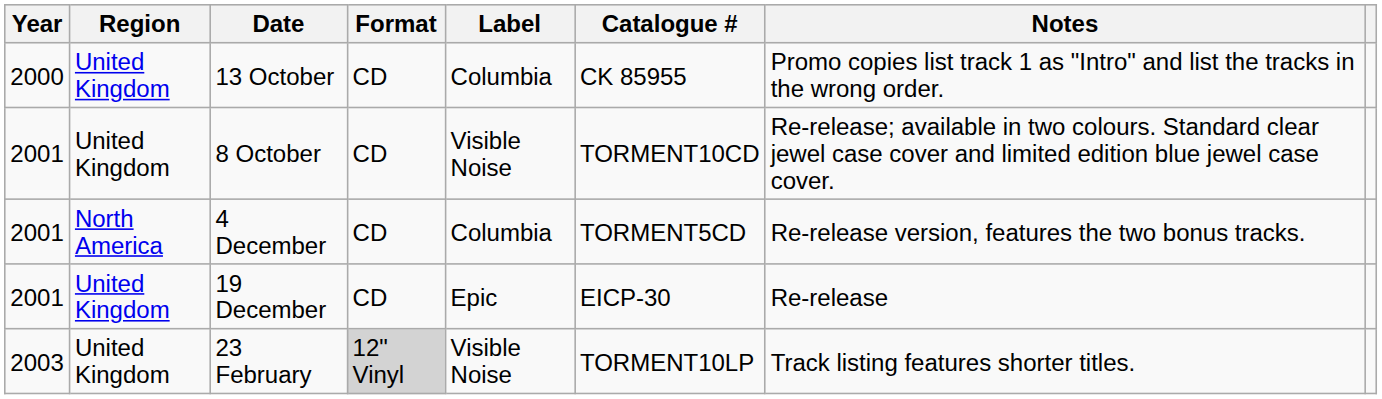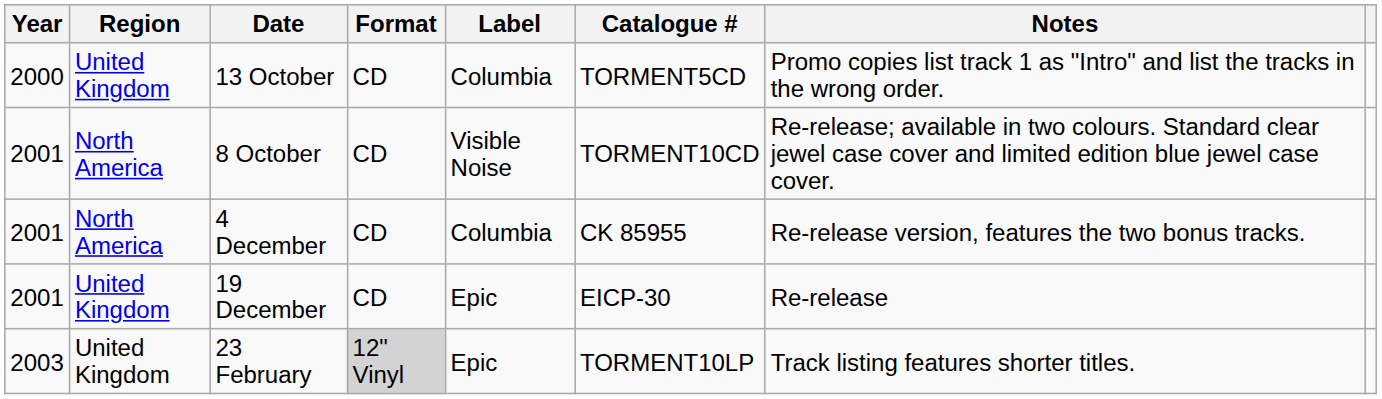(633, 75) CK 85955 -> (663, 75) TORMENT5CD
(122, 154) United Kingdom -> (119, 154) North America
(663, 232) TORMENT5CD -> (633, 232) CK 85955
(486, 362) Visible Noise -> (474, 362) Epic
